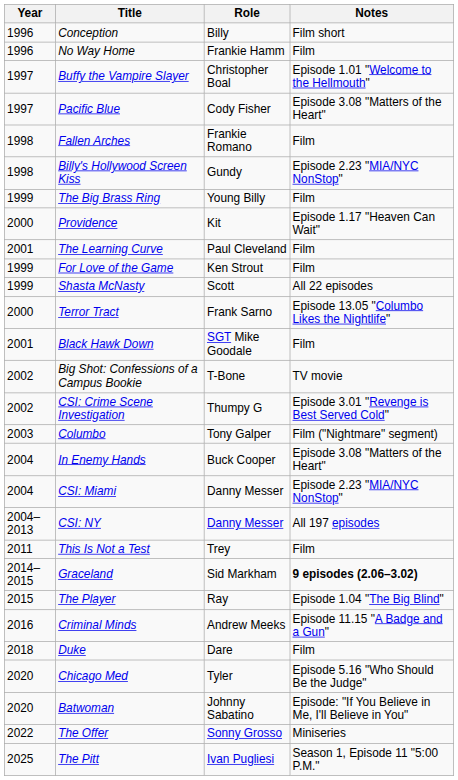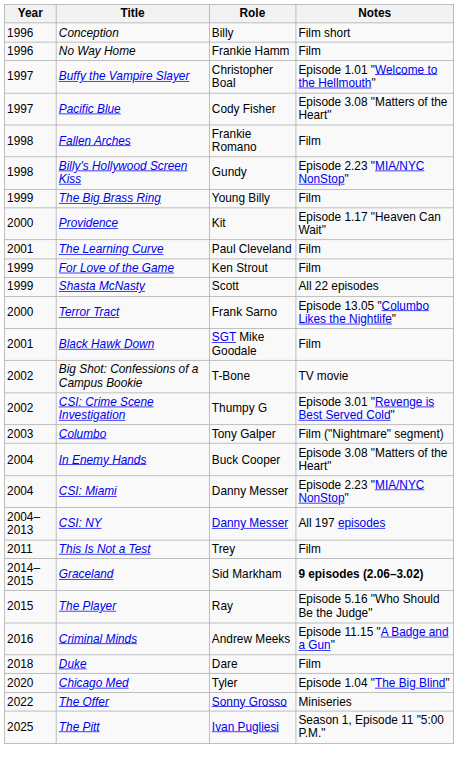(368, 600) Episode 1.04 "The Big Blind" -> (369, 606) Episode 5.16 "Who Should Be the Judge"
(363, 676) Episode 5.16 "Who Should Be the Judge" -> (374, 683) Episode 1.04 "The Big Blind"
- row: (86, 708)
